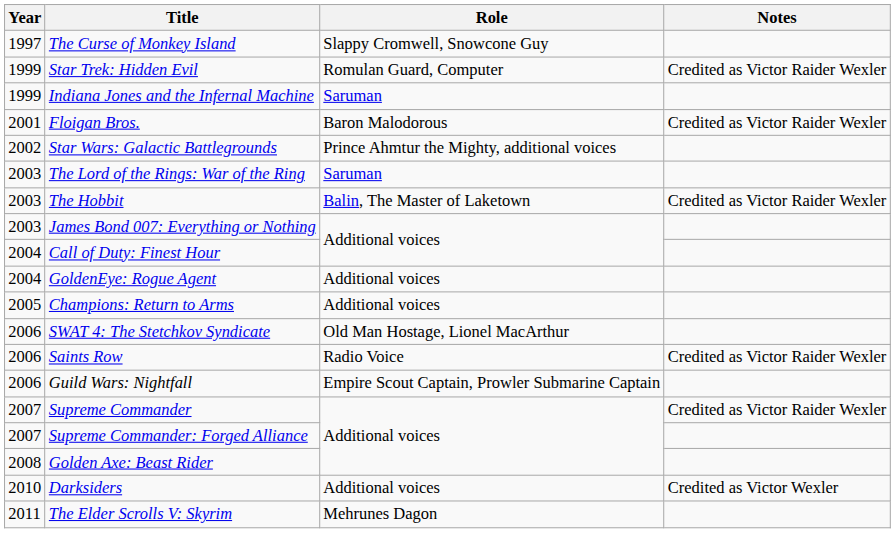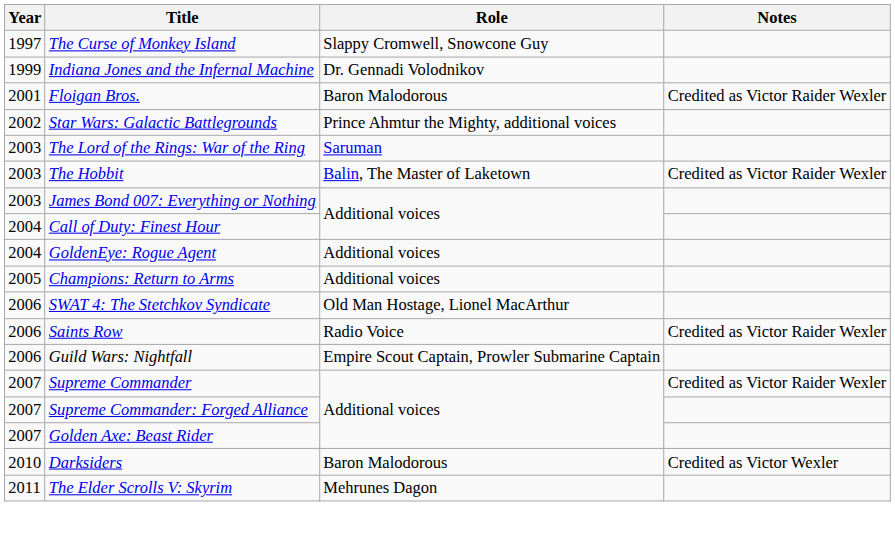- row: (123, 69)
(353, 95) Saruman -> (404, 69) Dr. Gennadi Volodnikov
(25, 461) 2008 -> (25, 435) 2007
(382, 488) Additional voices -> (385, 461) Baron Malodorous
